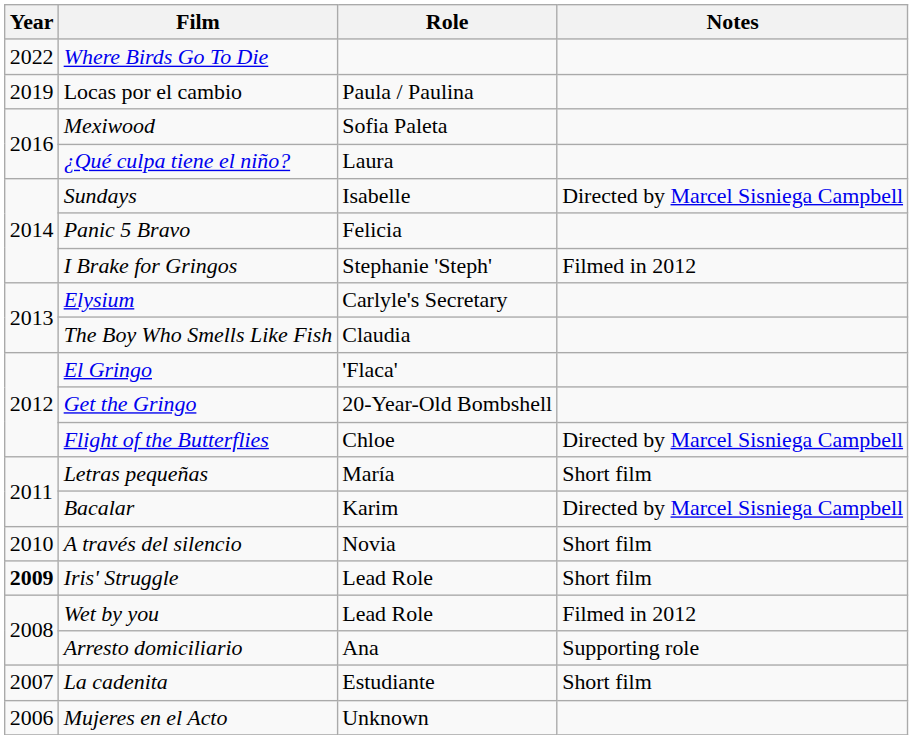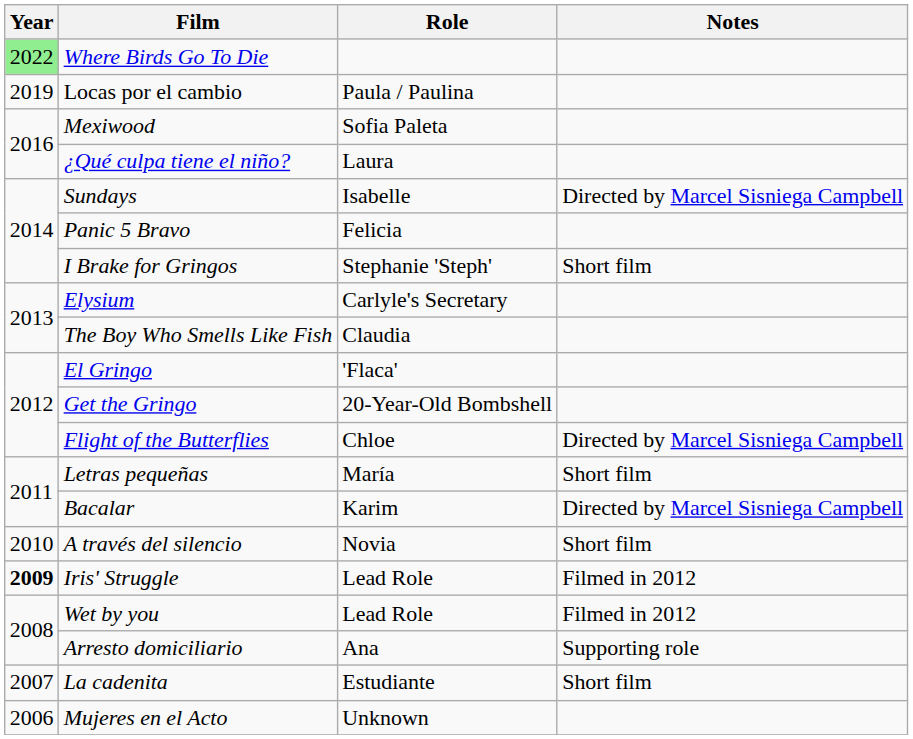(32, 56) no background -> (32, 56) lightgreen background
(629, 265) Filmed in 2012 -> (607, 265) Short film
(607, 578) Short film -> (629, 578) Filmed in 2012
